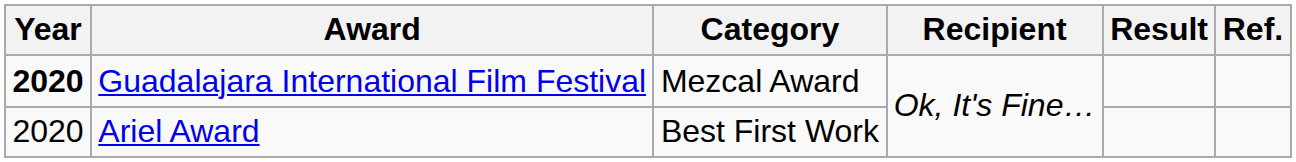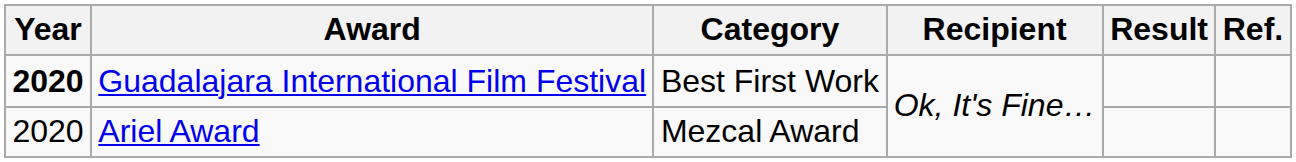(760, 80) Mezcal Award -> (770, 80) Best First Work
(770, 131) Best First Work -> (760, 131) Mezcal Award
